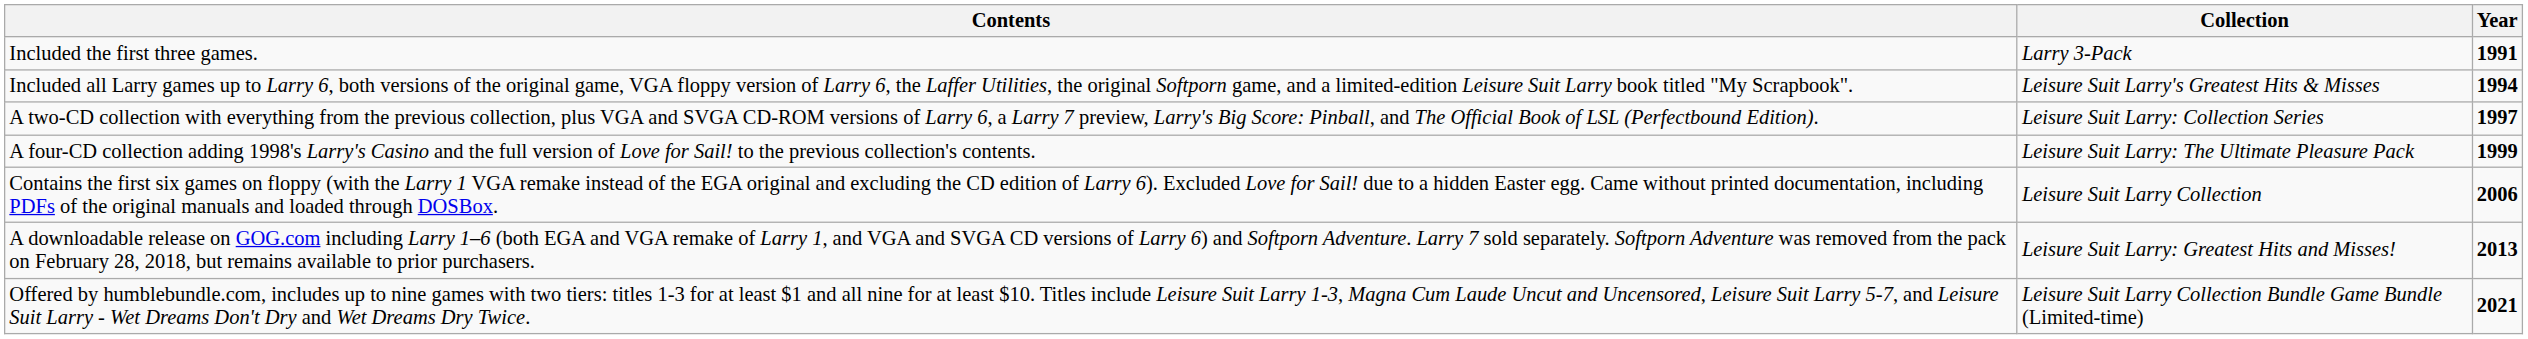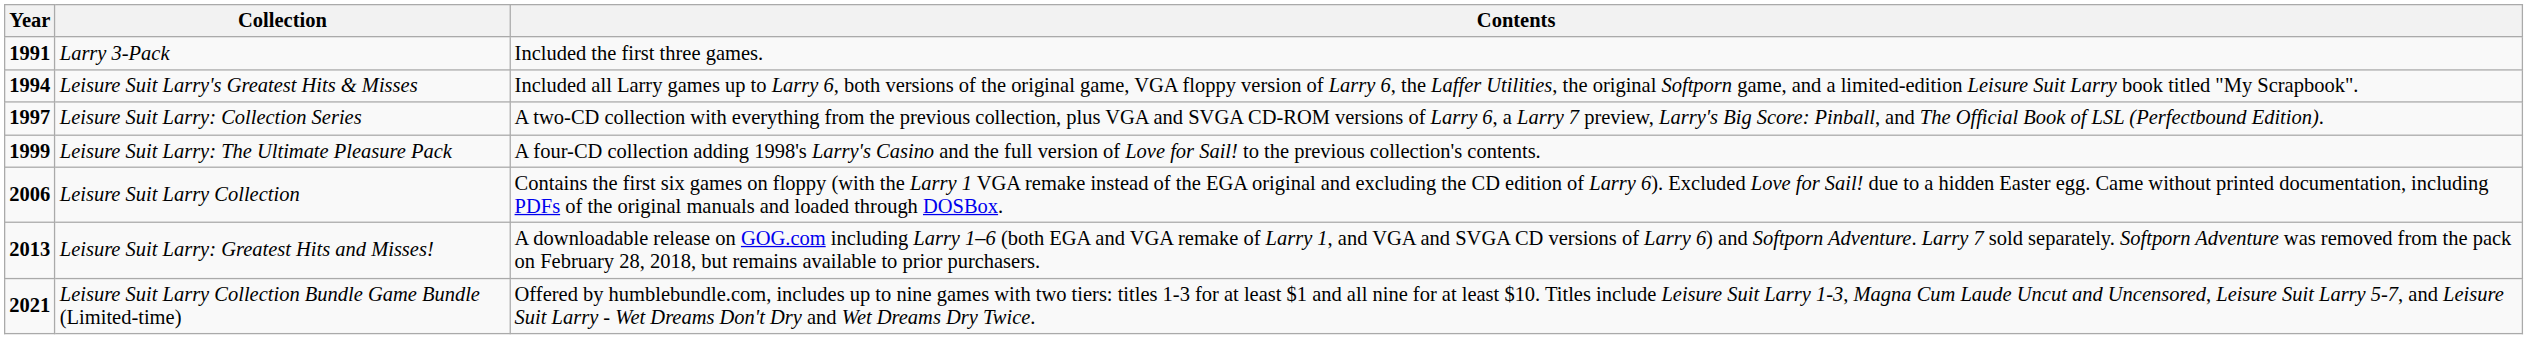columns swapped: (2497, 20) <-> (1011, 20)
